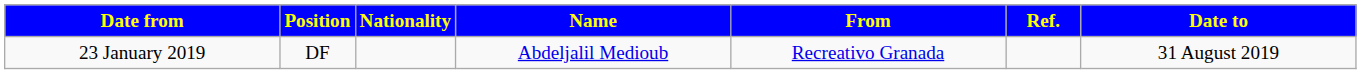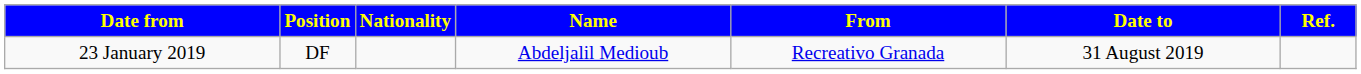columns swapped: (1218, 20) <-> (1043, 20)
